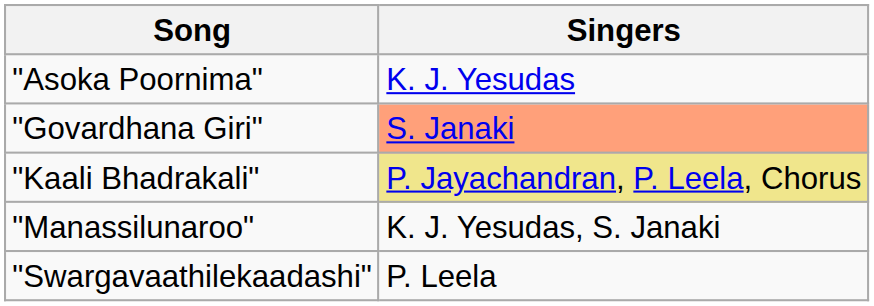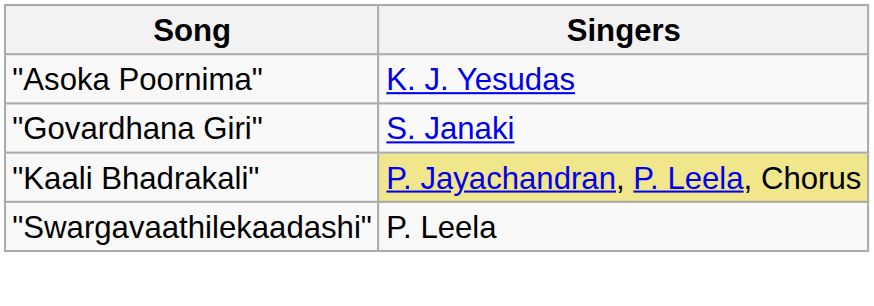(450, 129) lightsalmon background -> (450, 129) no background
- row: (133, 227)
